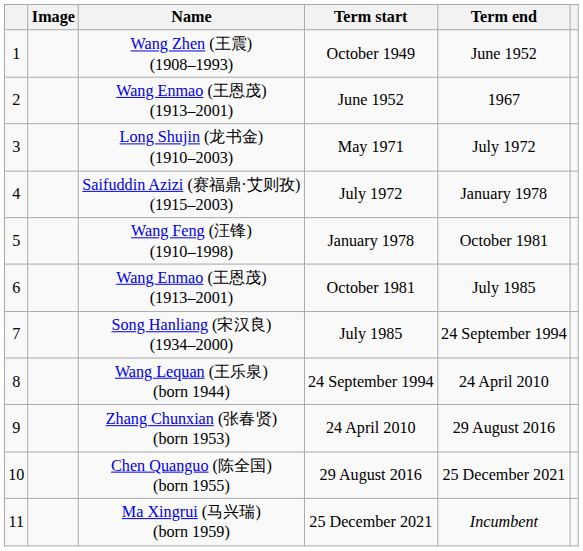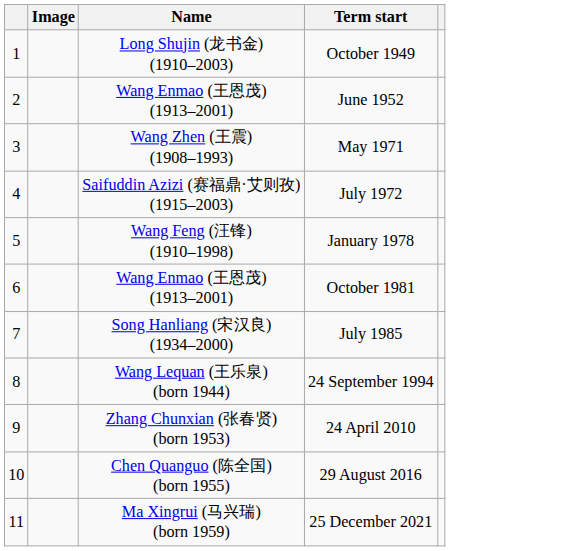- column: (504, 17)
(191, 54) Wang Zhen (王震) (1908–1993) -> (191, 54) Long Shujin (龙书金) (1910–2003)
(191, 147) Long Shujin (龙书金) (1910–2003) -> (191, 147) Wang Zhen (王震) (1908–1993)
